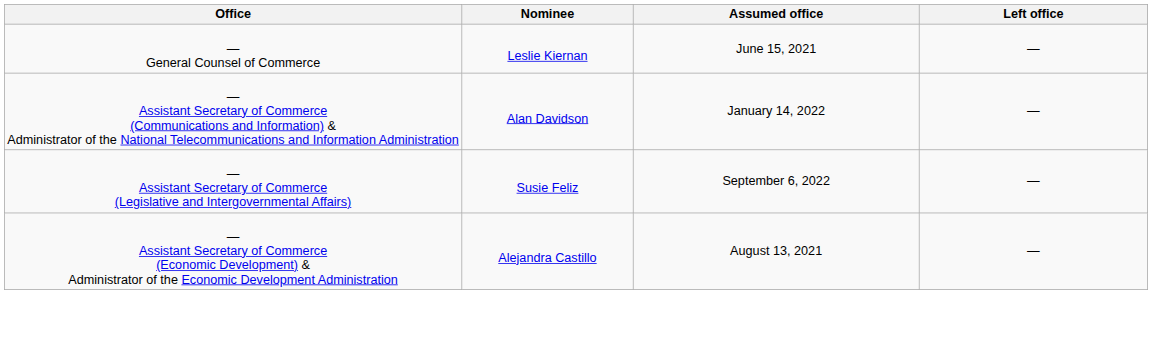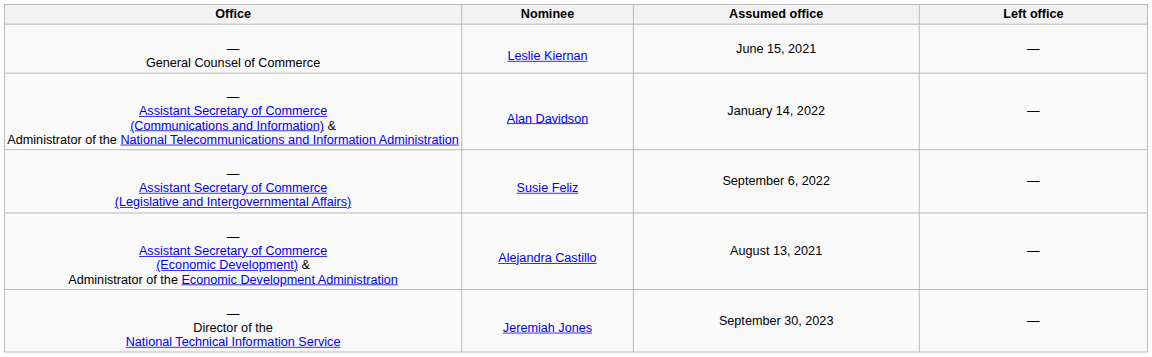+ row: (233, 328)
